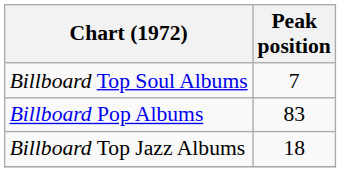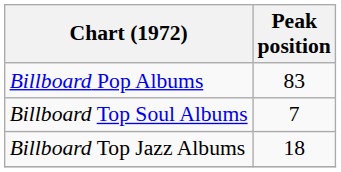rows swapped: (106, 114) <-> (129, 80)
